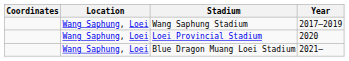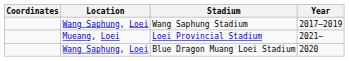(105, 37) Wang Saphung, Loei -> (91, 37) Mueang, Loei
(309, 37) 2020 -> (311, 37) 2021–
(311, 50) 2021– -> (309, 50) 2020
